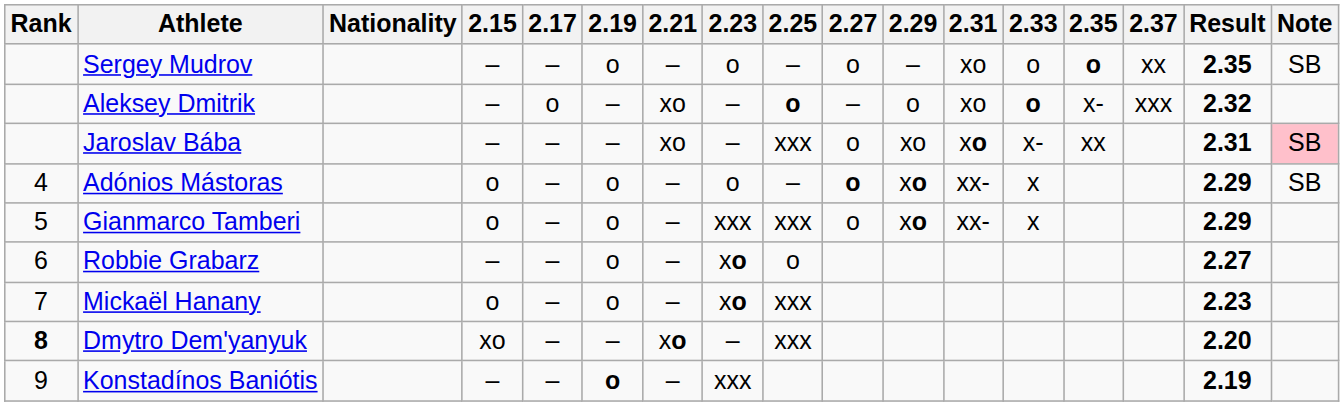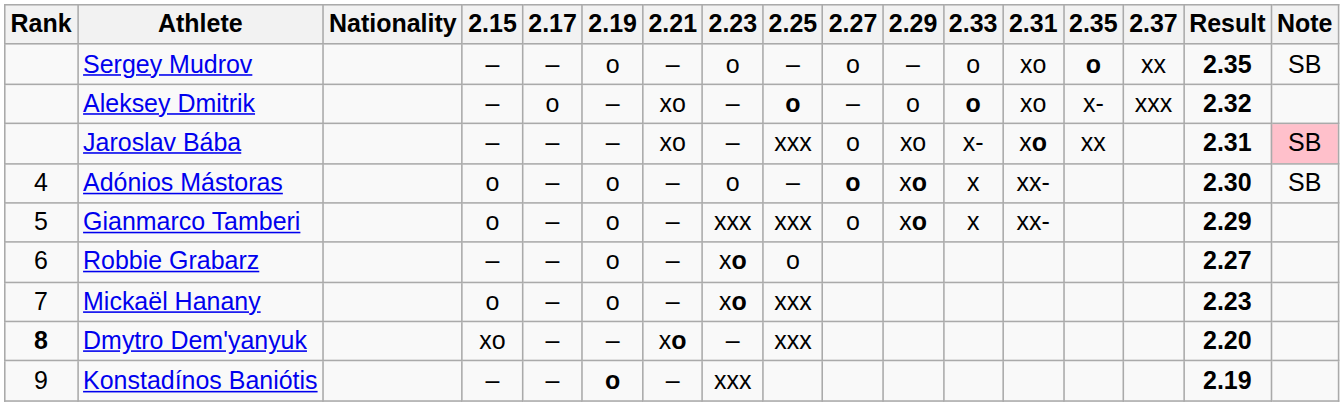columns swapped: (973, 24) <-> (1033, 24)
(1227, 182) 2.29 -> (1227, 182) 2.30
